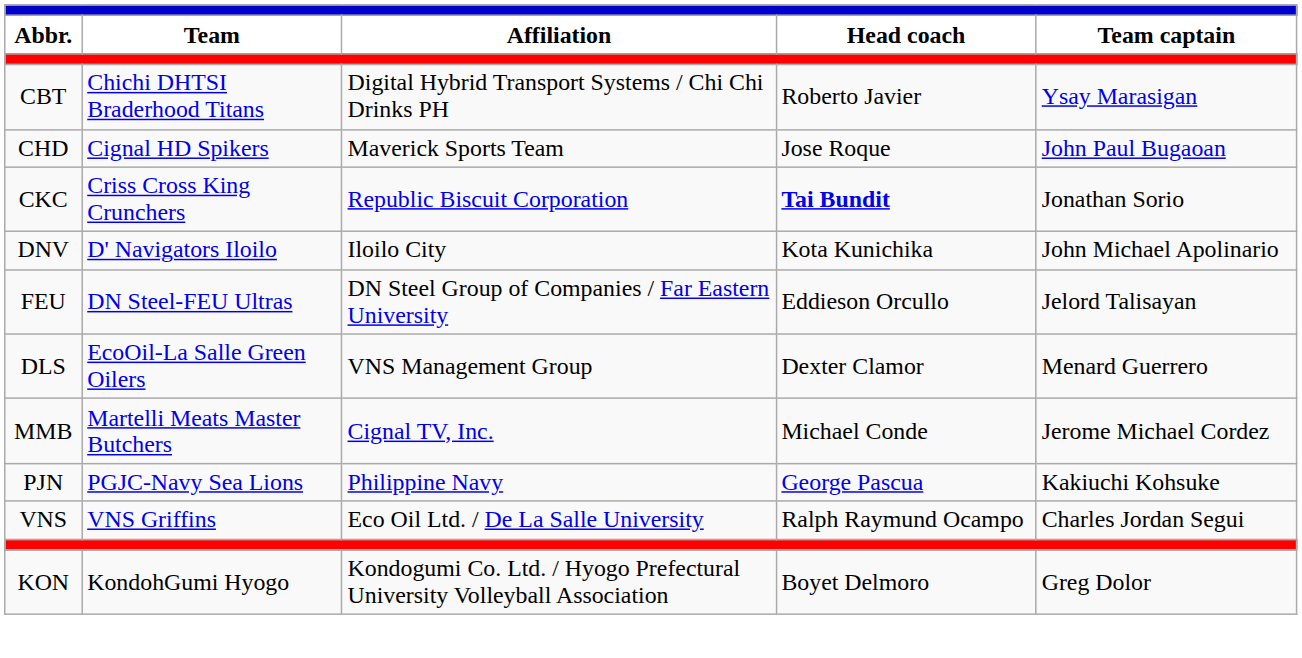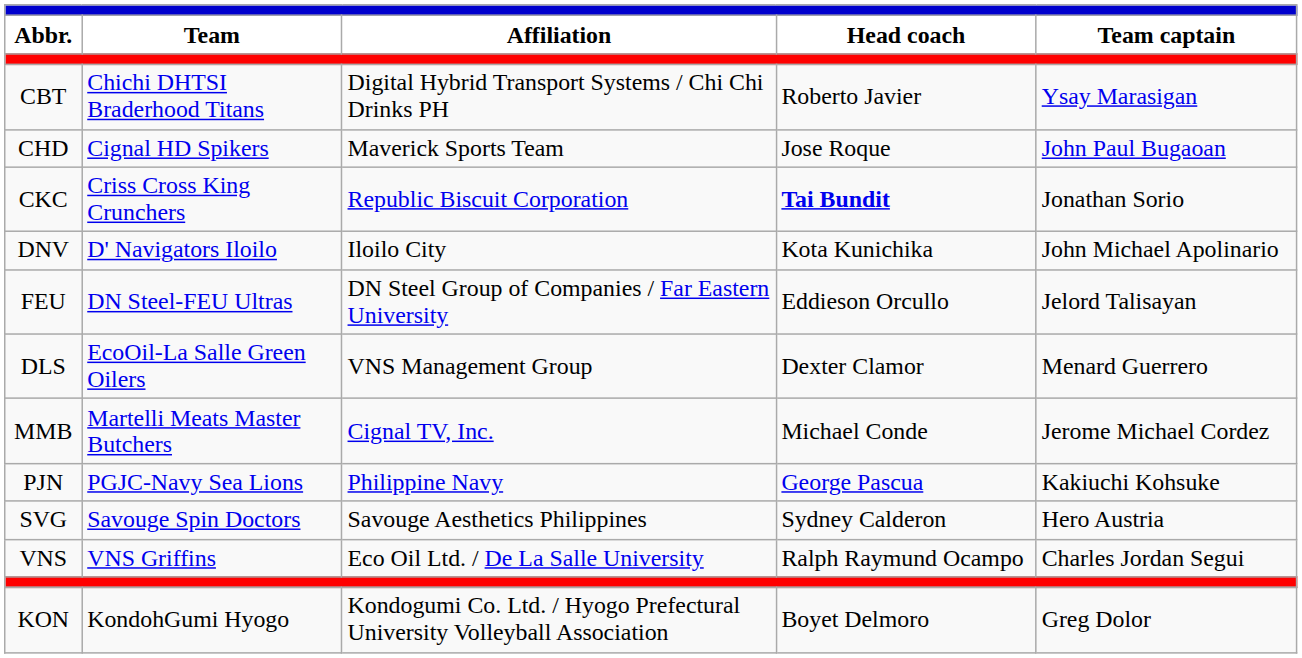+ row: (43, 519)
